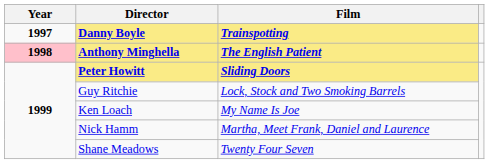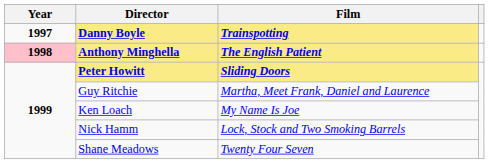(313, 91) Lock, Stock and Two Smoking Barrels -> (325, 91) Martha, Meet Frank, Daniel and Laurence
(325, 129) Martha, Meet Frank, Daniel and Laurence -> (313, 129) Lock, Stock and Two Smoking Barrels
